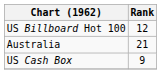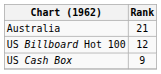rows swapped: (34, 45) <-> (66, 29)
